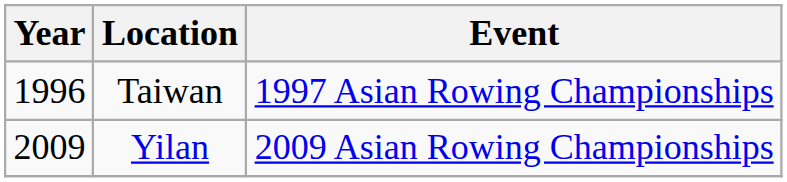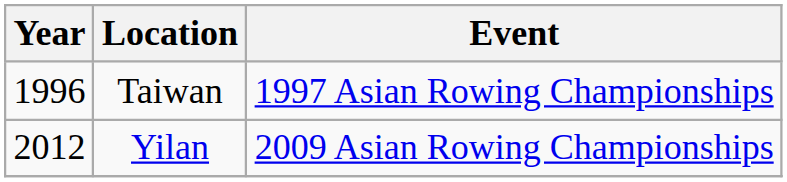(49, 147) 2009 -> (49, 147) 2012
